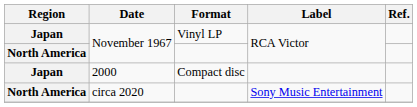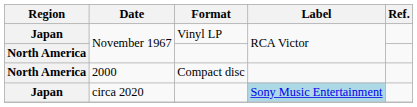(47, 72) Japan -> (47, 72) North America
(47, 92) North America -> (47, 92) Japan
(316, 92) no background -> (316, 92) lightblue background
